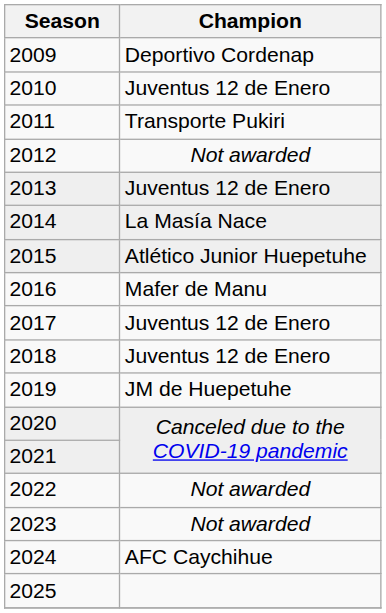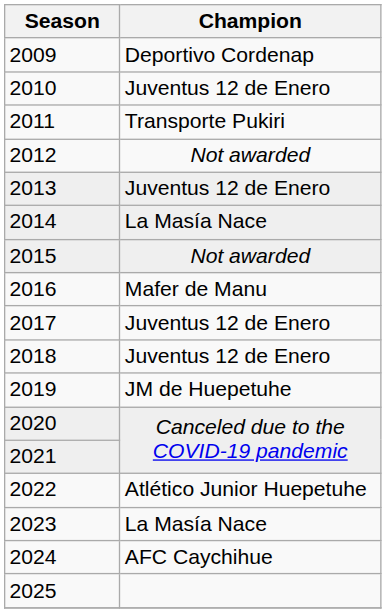(246, 255) Atlético Junior Huepetuhe -> (250, 255) Not awarded
(250, 490) Not awarded -> (246, 490) Atlético Junior Huepetuhe
(250, 523) Not awarded -> (196, 523) La Masía Nace
